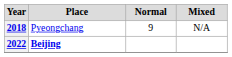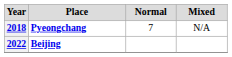(57, 28) normal -> (58, 28) bold
(151, 28) 9 -> (151, 28) 7
